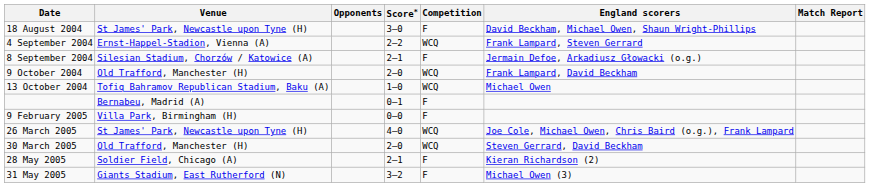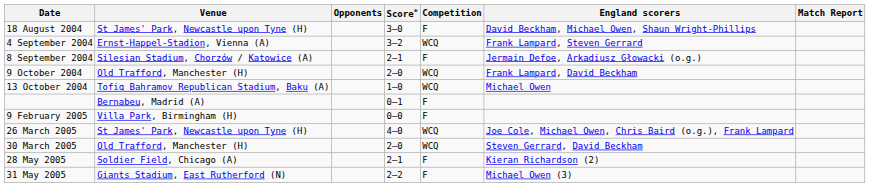(395, 43) 2–2 -> (395, 43) 3–2
(395, 175) 3–2 -> (395, 175) 2–2
